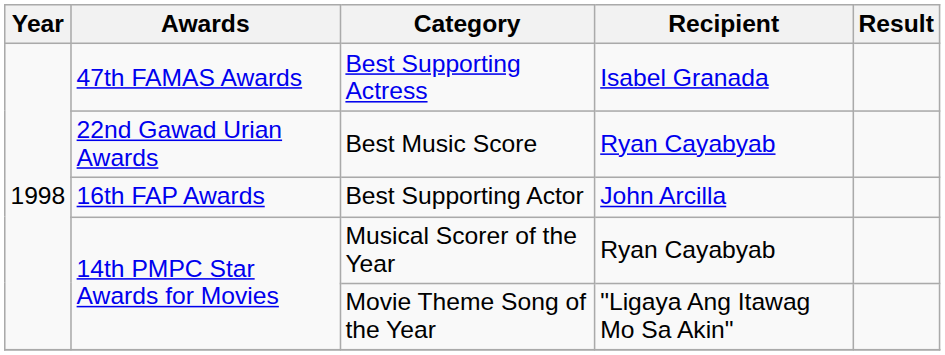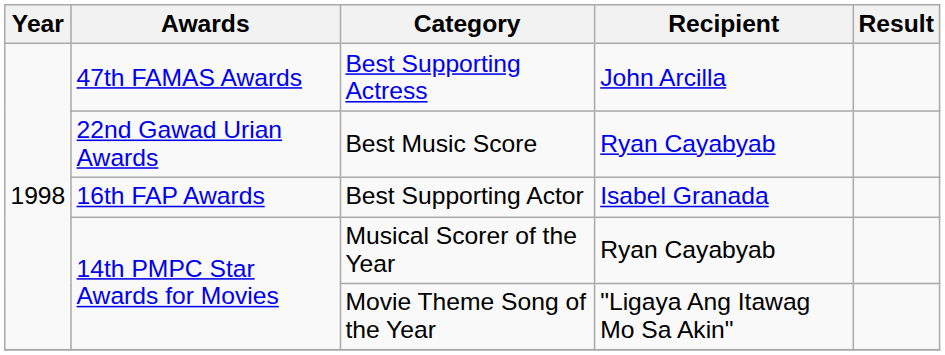(684, 76) Isabel Granada -> (663, 76) John Arcilla
(663, 196) John Arcilla -> (684, 196) Isabel Granada
